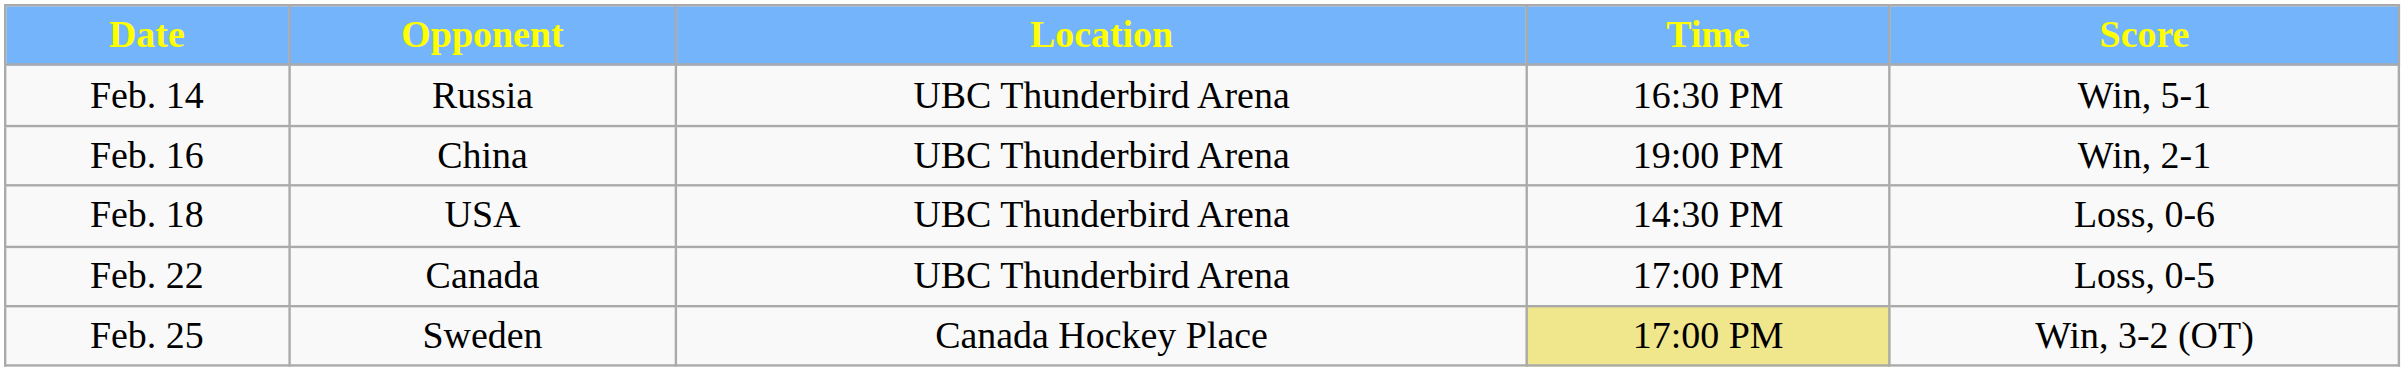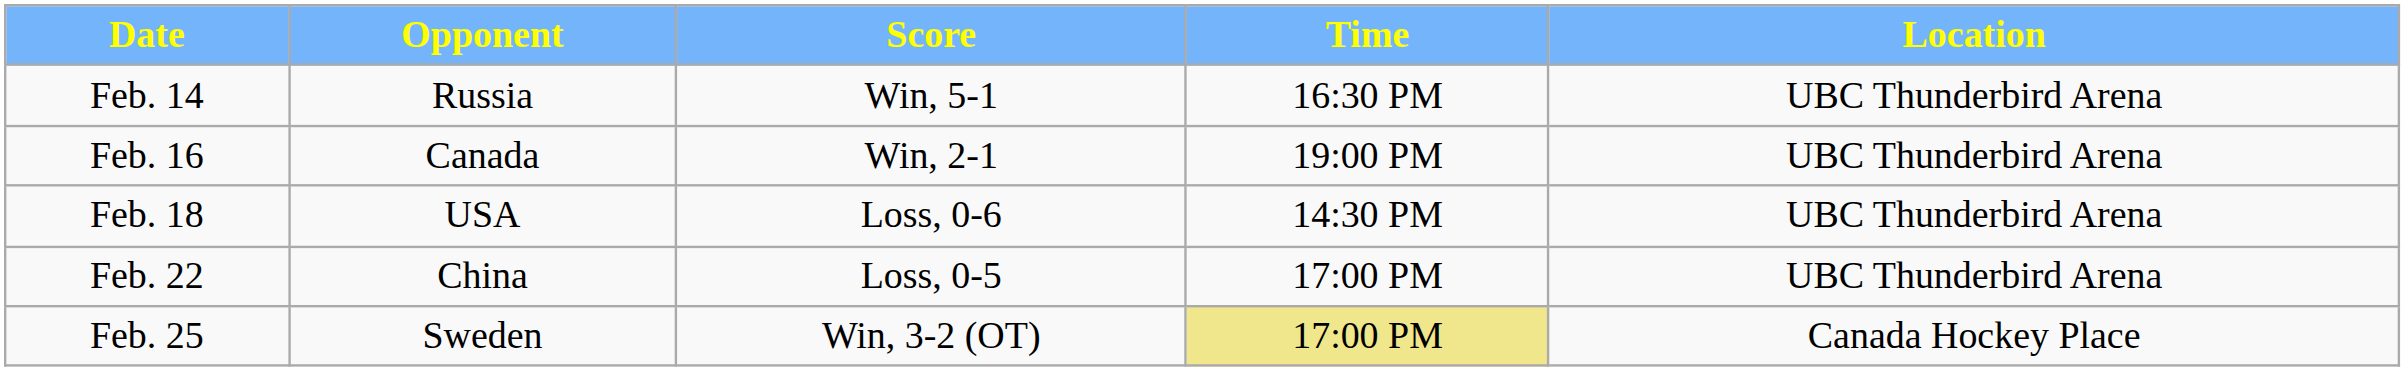columns swapped: (1102, 34) <-> (2144, 34)
(482, 154) China -> (482, 154) Canada
(482, 275) Canada -> (482, 275) China
